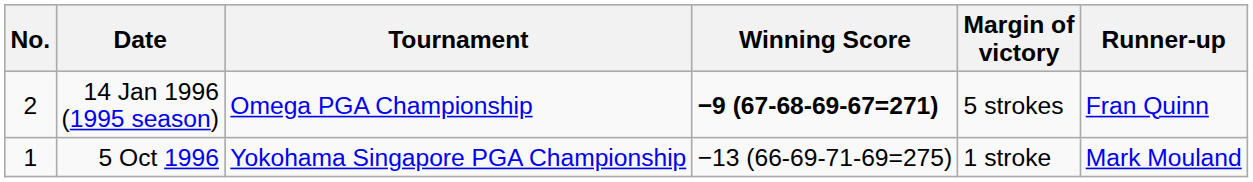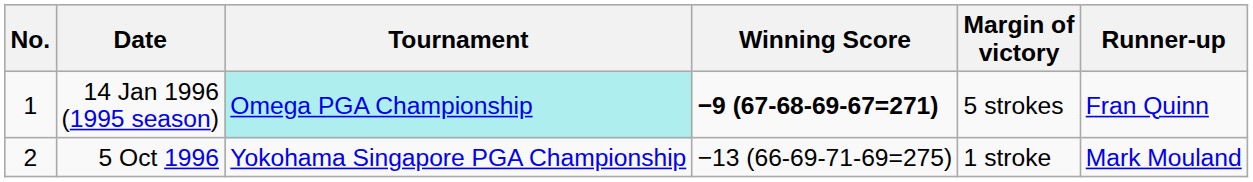(30, 105) 2 -> (30, 105) 1
(381, 105) no background -> (381, 105) paleturquoise background
(30, 158) 1 -> (30, 158) 2
